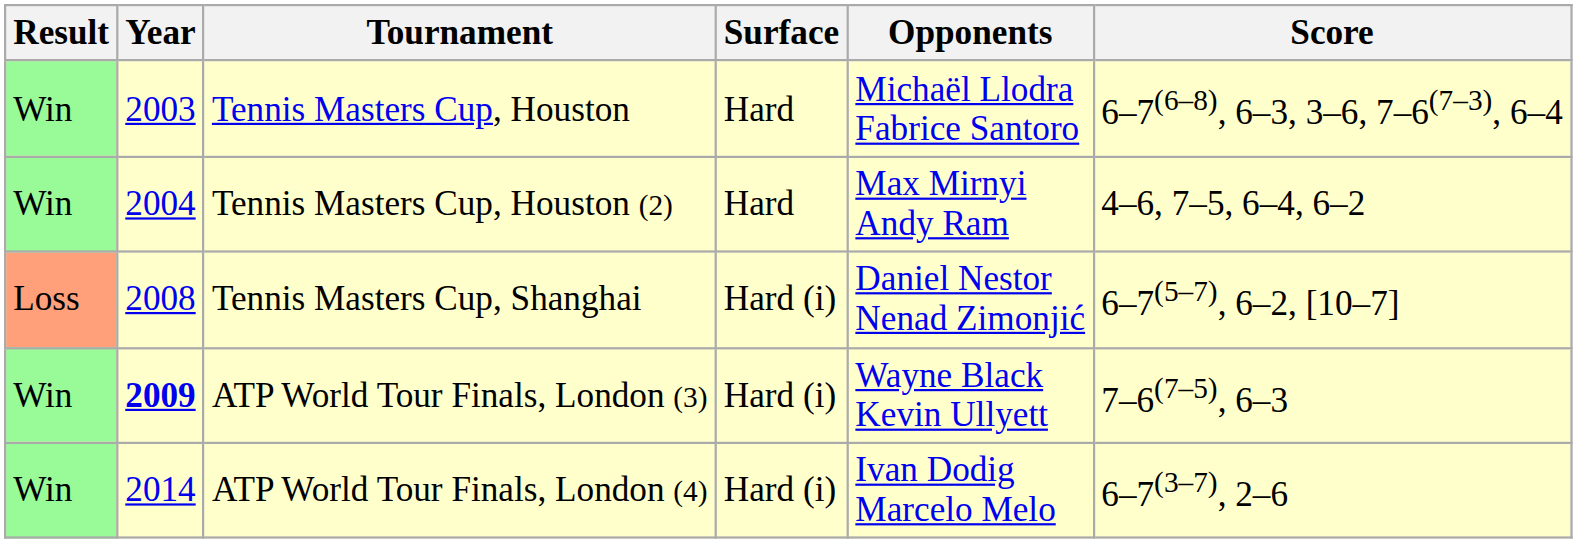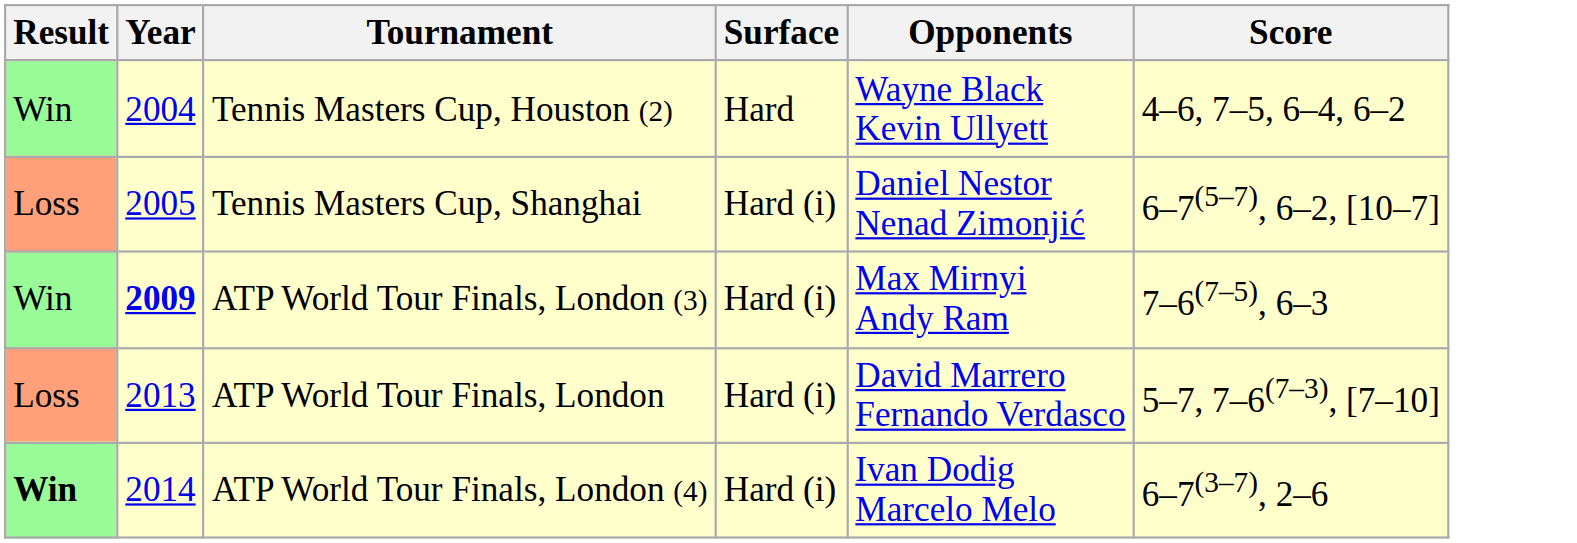- row: (421, 108)
(941, 203) Max Mirnyi Andy Ram -> (952, 108) Wayne Black Kevin Ullyett
(160, 298) 2008 -> (160, 203) 2005
(952, 394) Wayne Black Kevin Ullyett -> (941, 298) Max Mirnyi Andy Ram
+ row: (438, 394)
(43, 489) normal -> (45, 489) bold
